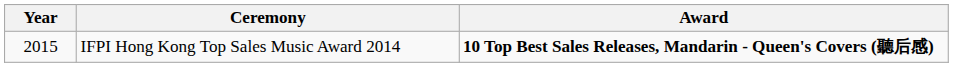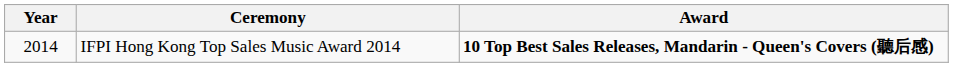(41, 46) 2015 -> (41, 46) 2014
